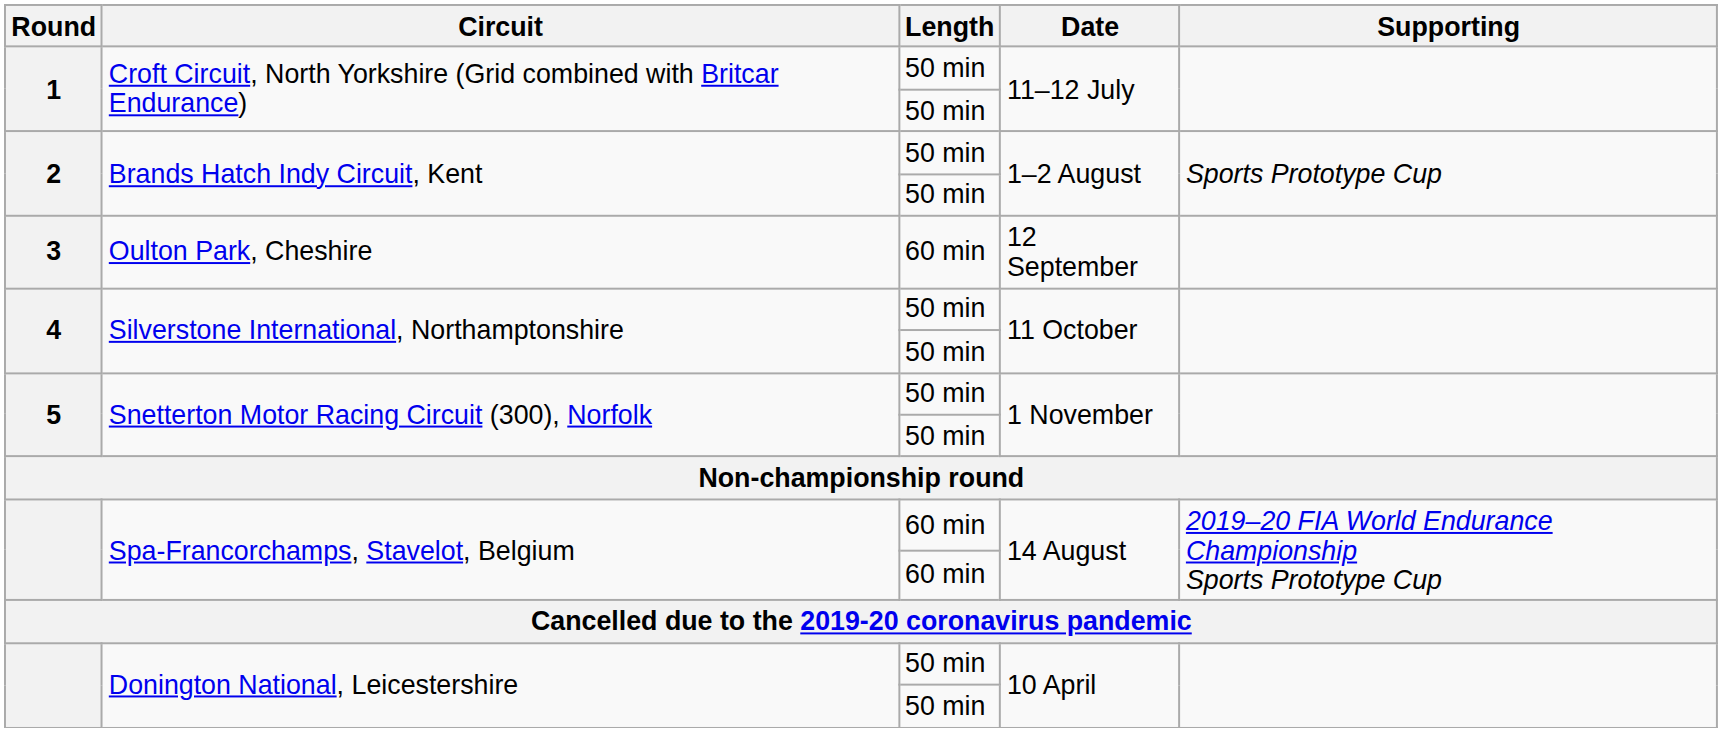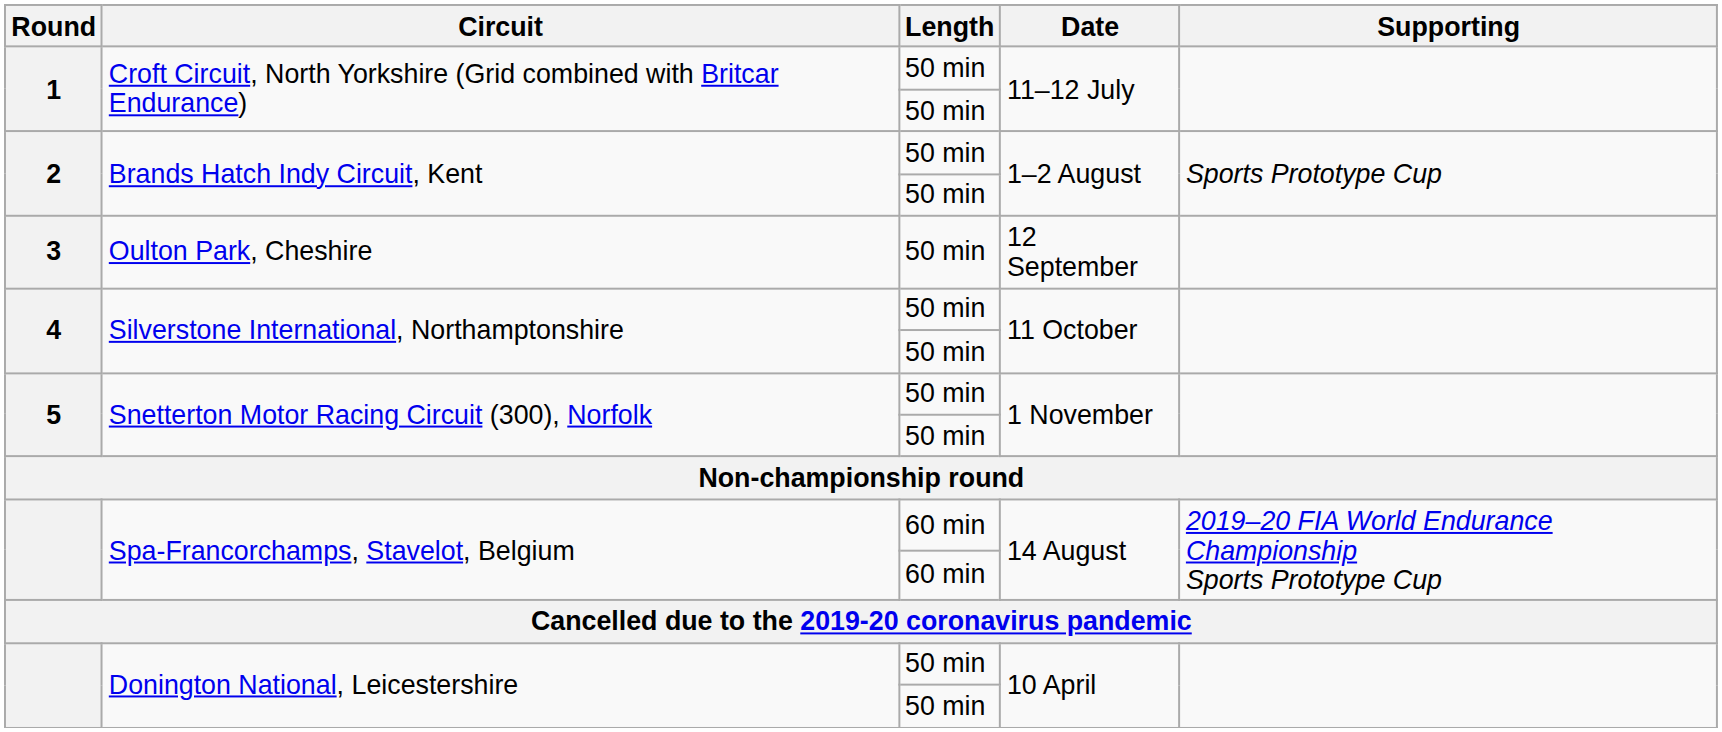(945, 252) 60 min -> (945, 252) 50 min
